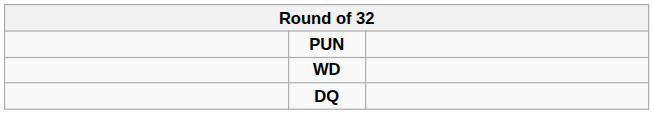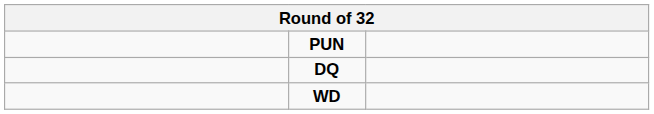rows swapped: (327, 97) <-> (327, 70)
